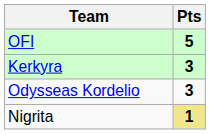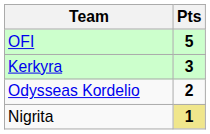(189, 91) 3 -> (189, 91) 2
